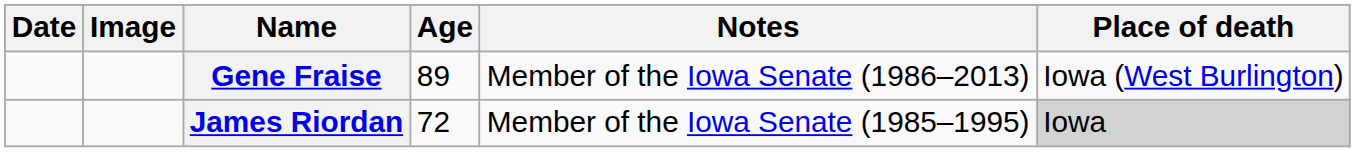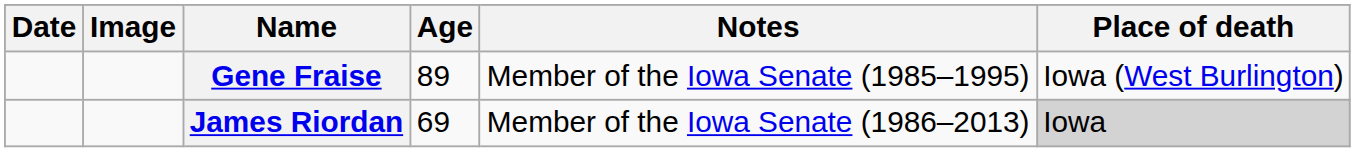(758, 75) Member of the Iowa Senate (1986–2013) -> (758, 75) Member of the Iowa Senate (1985–1995)
(433, 122) 72 -> (433, 122) 69
(758, 122) Member of the Iowa Senate (1985–1995) -> (758, 122) Member of the Iowa Senate (1986–2013)
